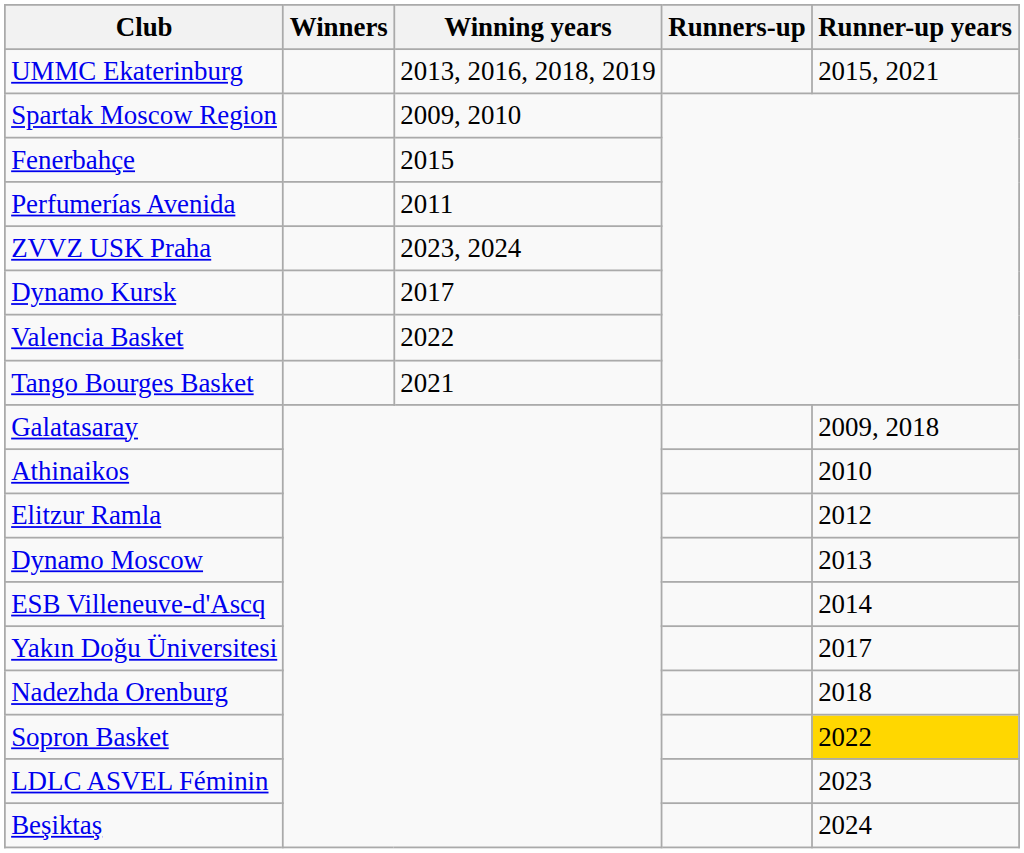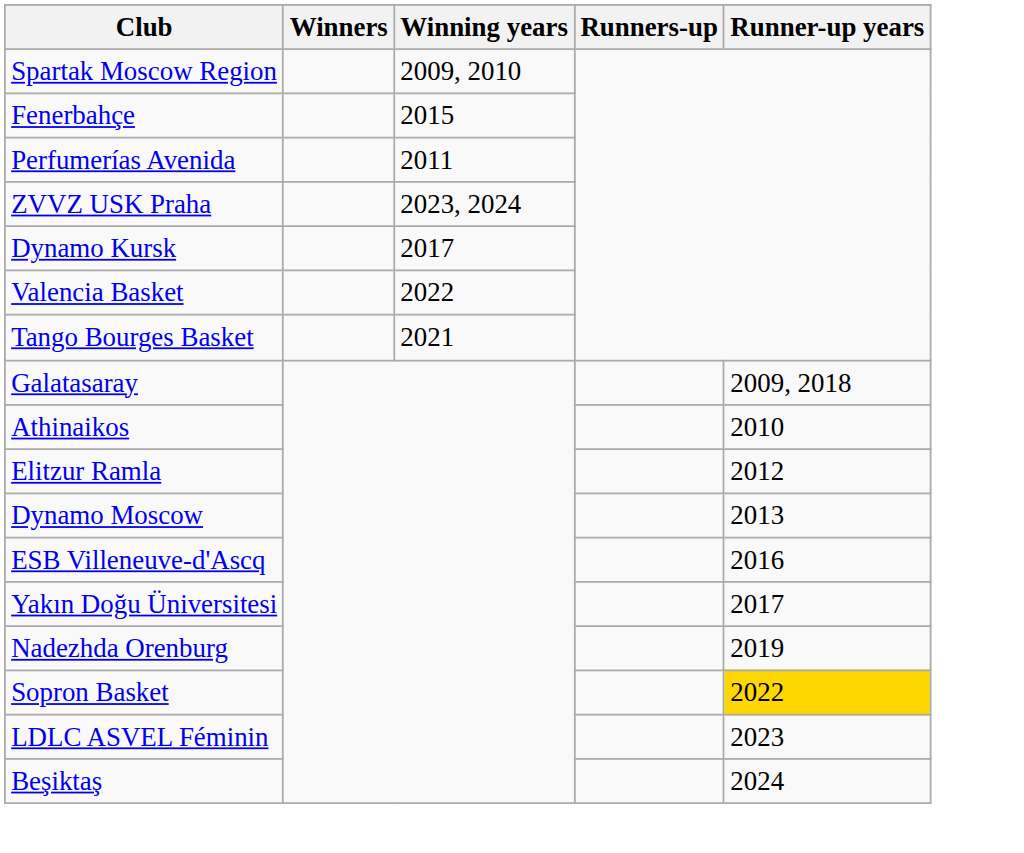- row: (127, 71)
(845, 603) 2014 -> (757, 559) 2016
(845, 692) 2018 -> (757, 647) 2019
